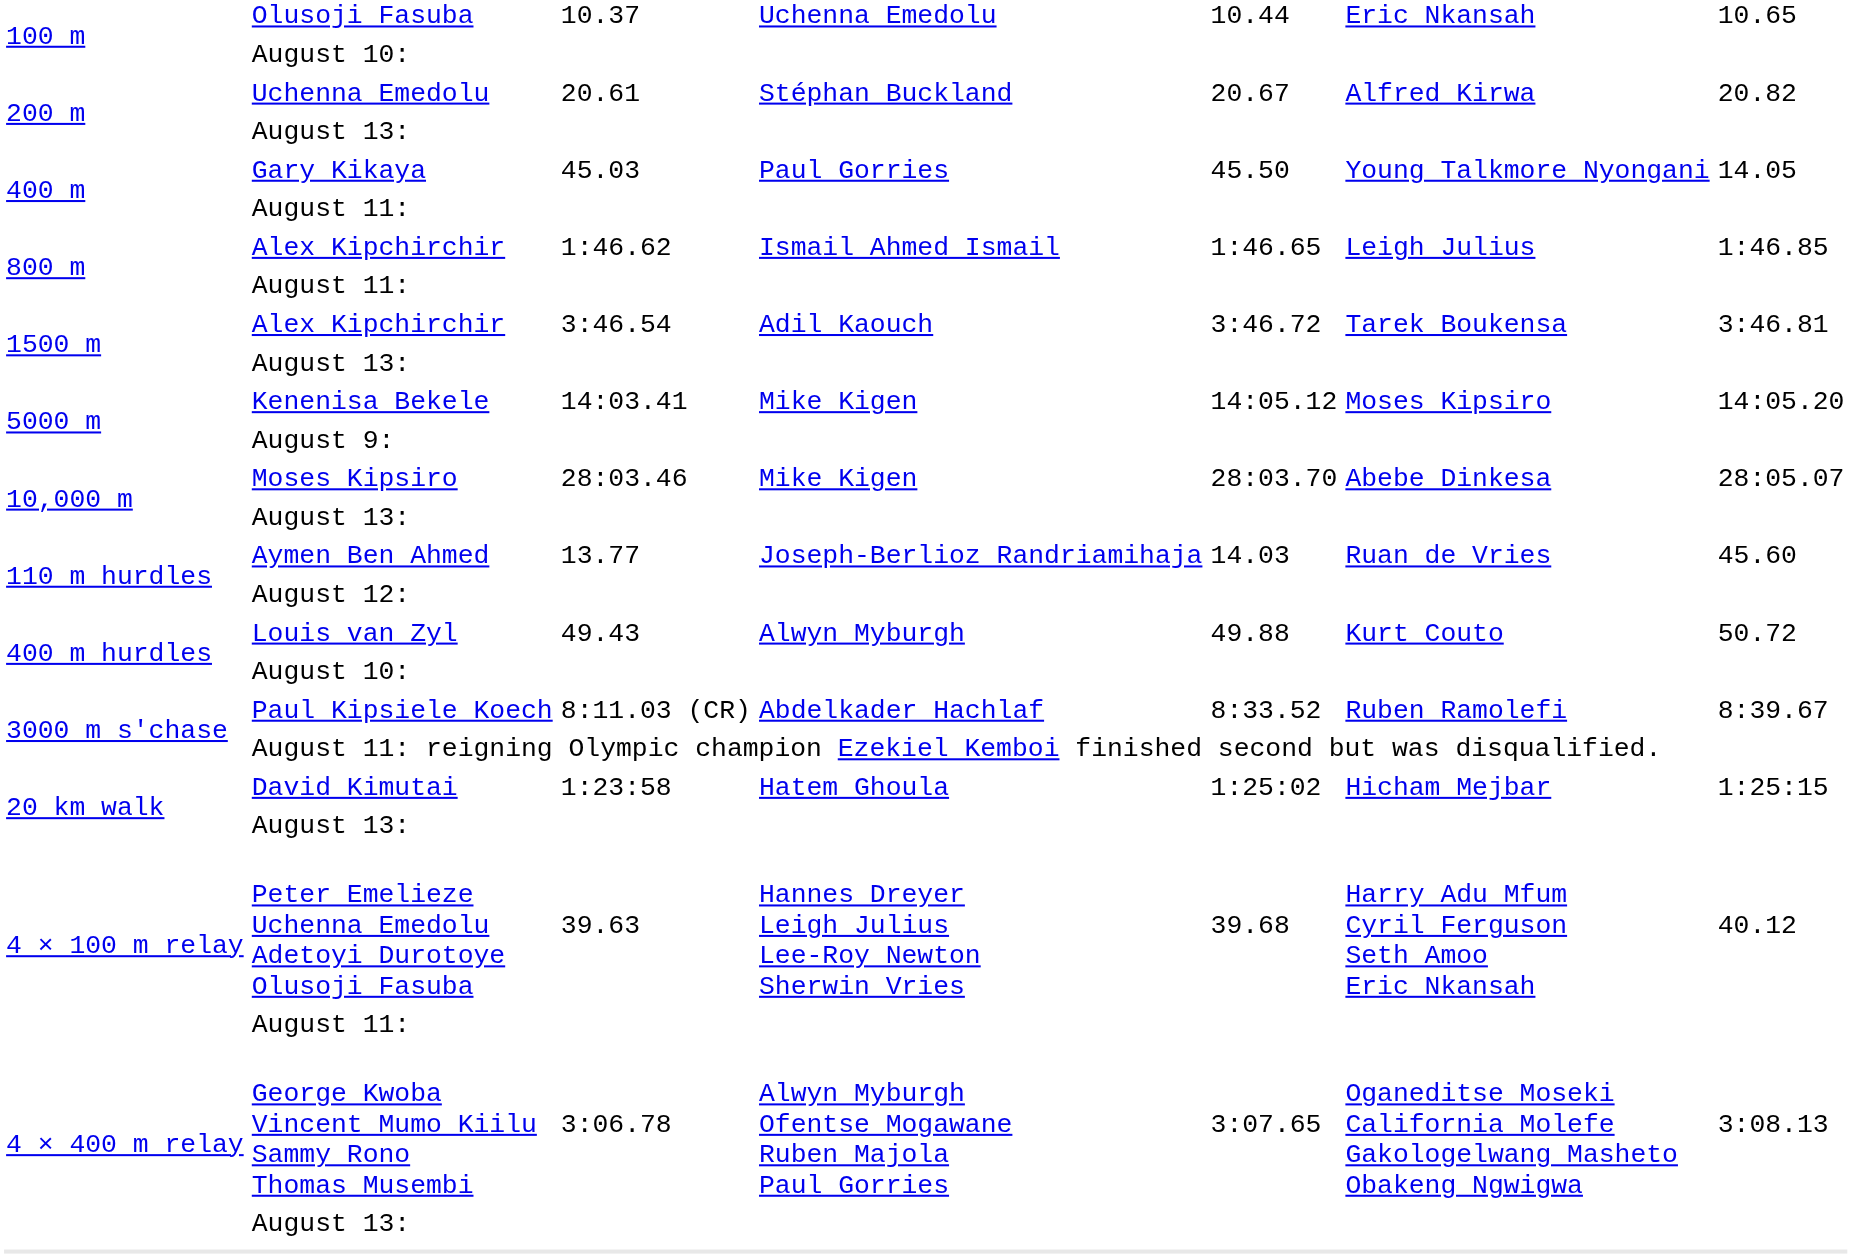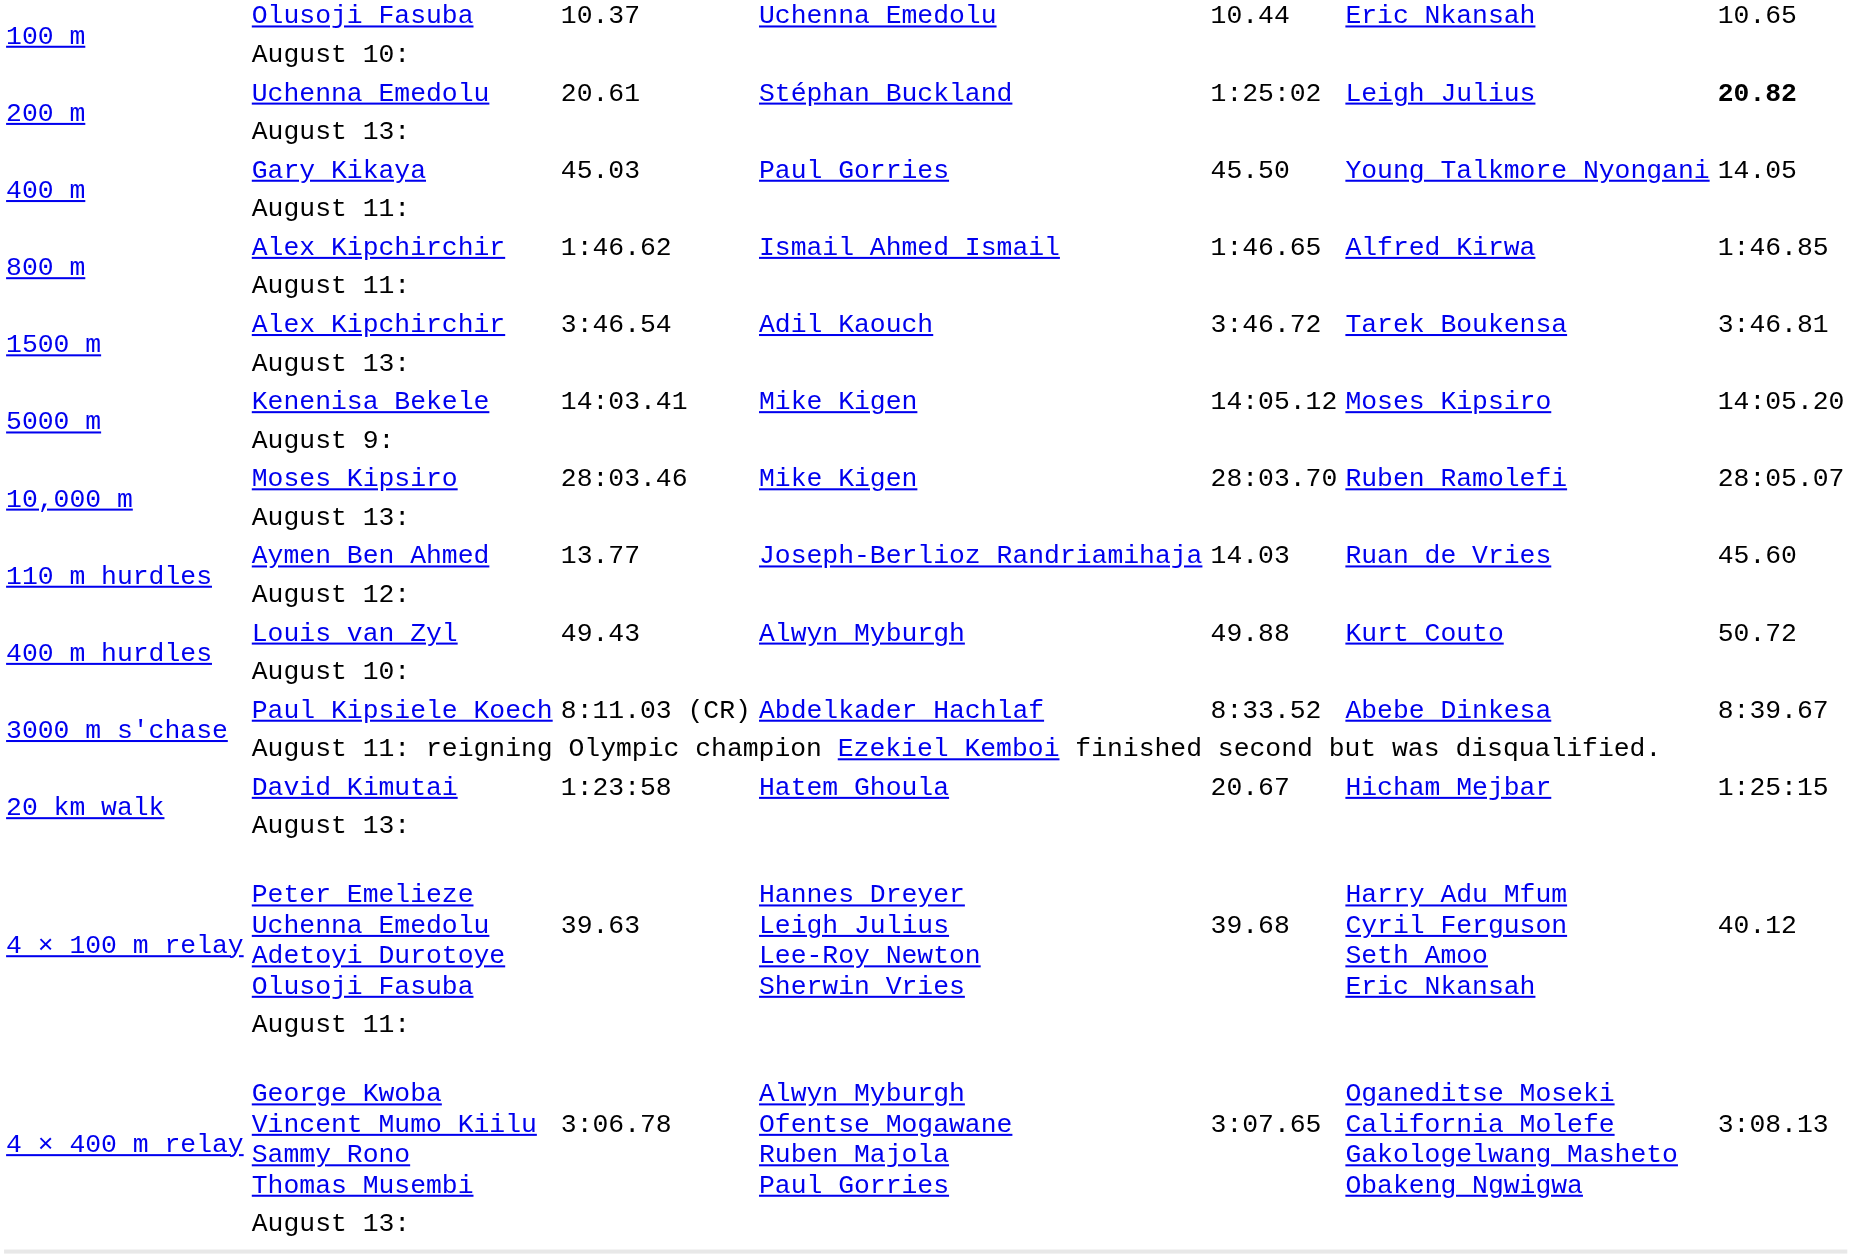(1250, 93) 20.67 -> (1266, 93) 1:25:02
(1440, 93) Alfred Kirwa -> (1440, 93) Leigh Julius
(1757, 93) normal -> (1757, 93) bold
(1440, 248) Leigh Julius -> (1440, 248) Alfred Kirwa
(1448, 479) Abebe Dinkesa -> (1456, 479) Ruben Ramolefi
(1456, 711) Ruben Ramolefi -> (1448, 711) Abebe Dinkesa
(1266, 788) 1:25:02 -> (1250, 788) 20.67
